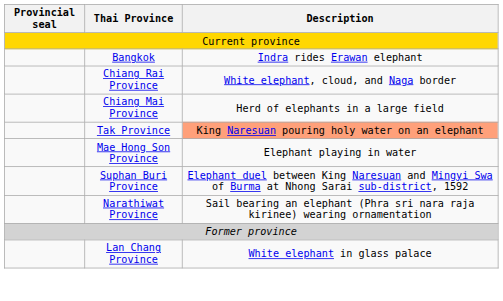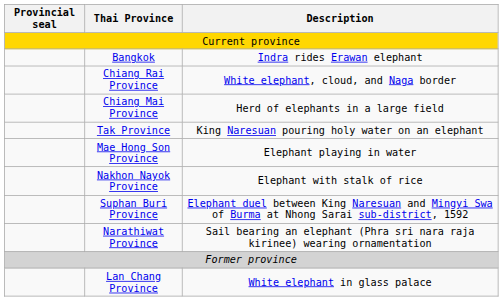(340, 130) lightsalmon background -> (340, 130) no background
+ row: (134, 181)
